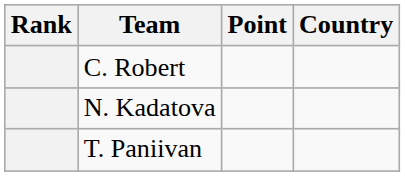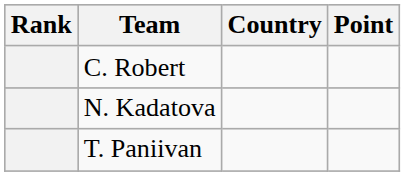columns swapped: (346, 25) <-> (257, 25)
